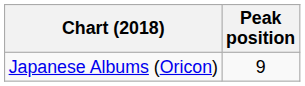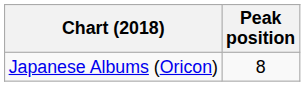(261, 66) 9 -> (261, 66) 8
